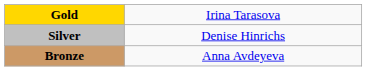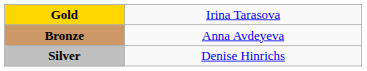rows swapped: (64, 35) <-> (64, 55)
